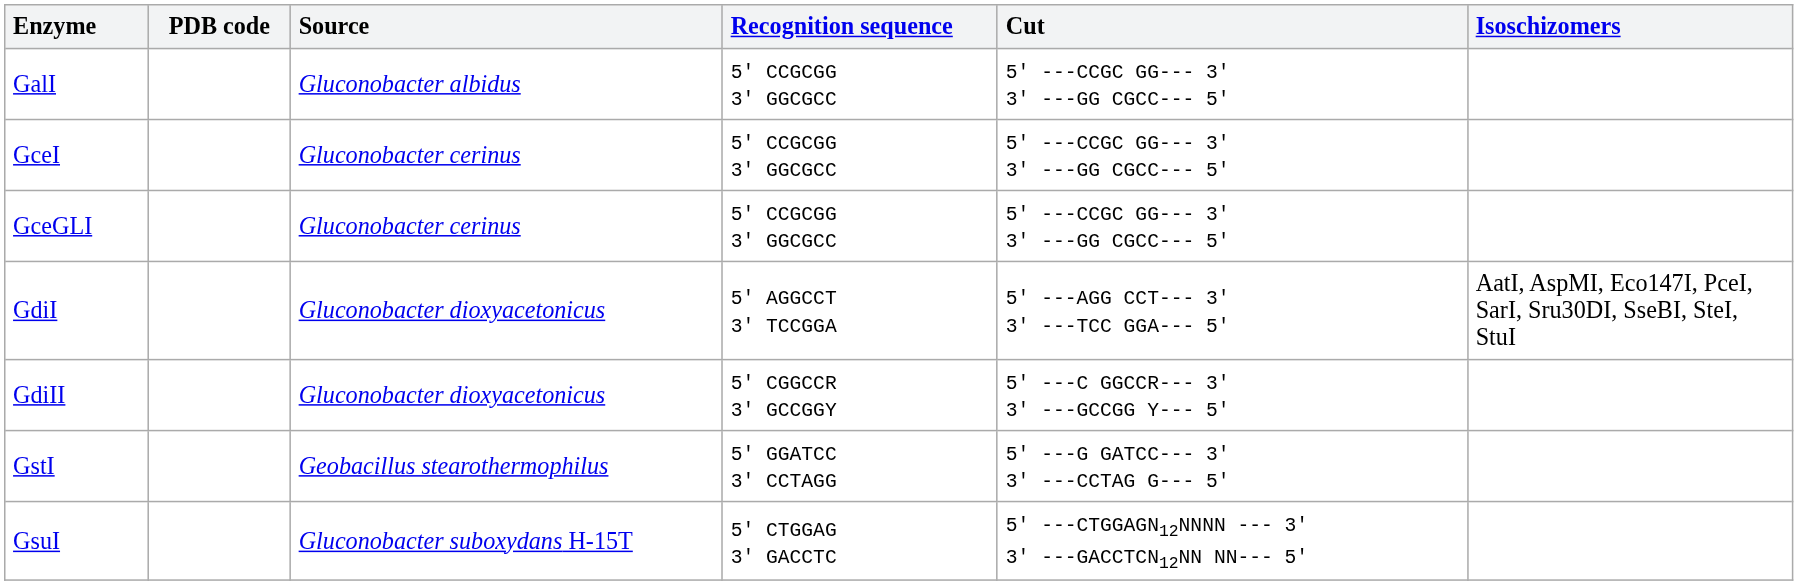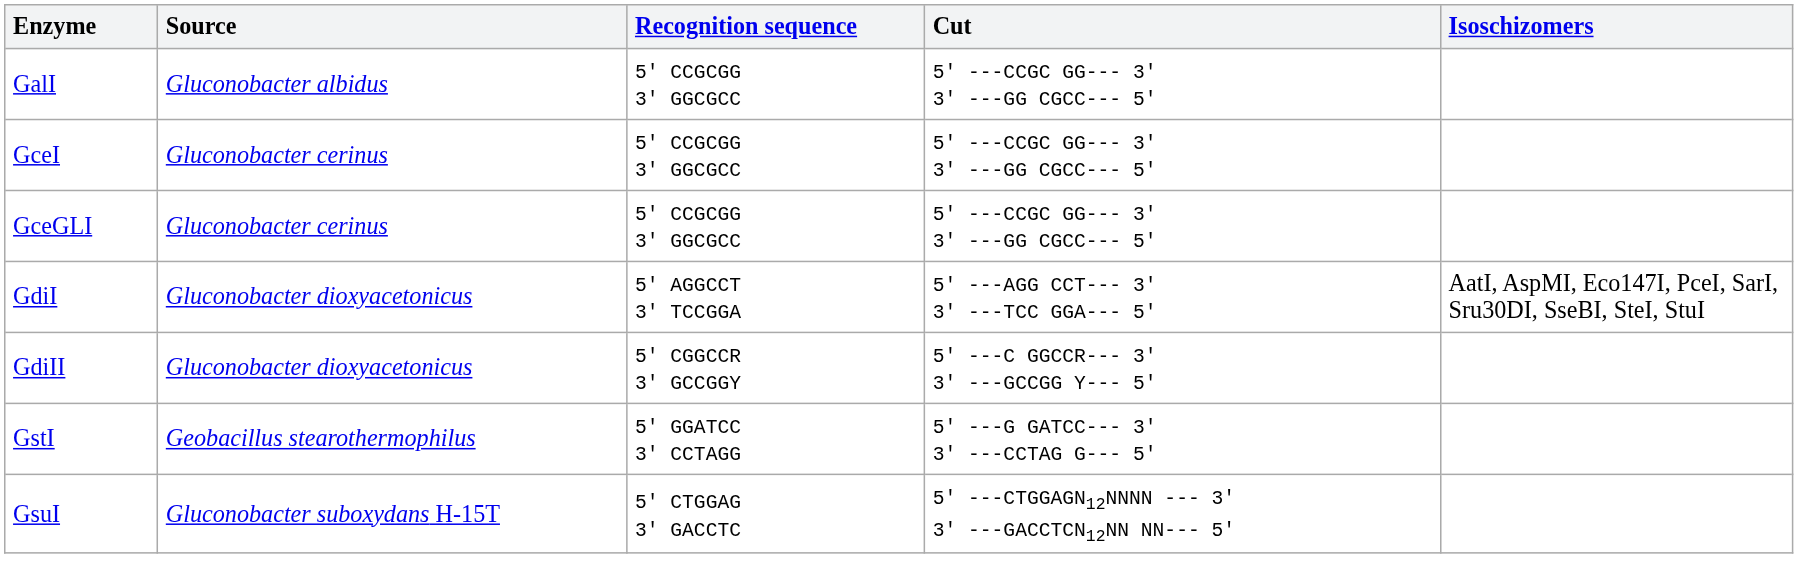- column: (219, 26)
